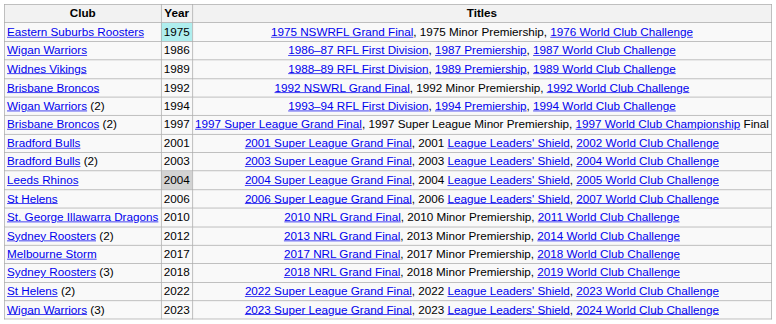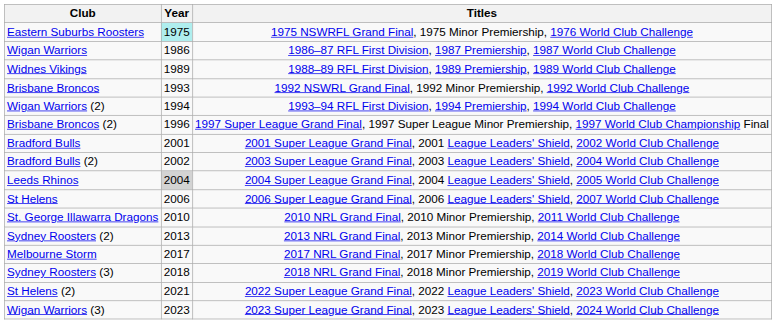(177, 87) 1992 -> (177, 87) 1993
(177, 124) 1997 -> (177, 124) 1996
(177, 161) 2003 -> (177, 161) 2002
(177, 236) 2012 -> (177, 236) 2013
(177, 291) 2022 -> (177, 291) 2021
